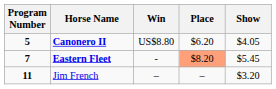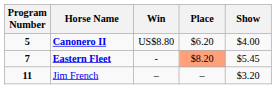(248, 42) $4.05 -> (248, 42) $4.00
